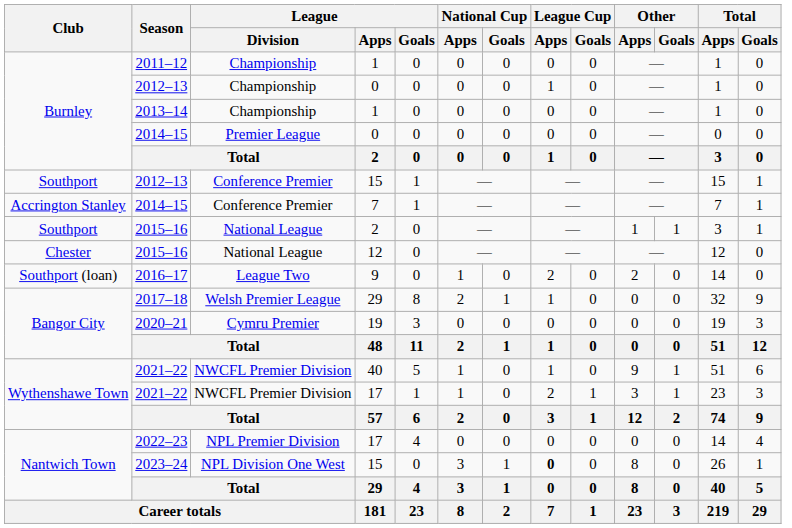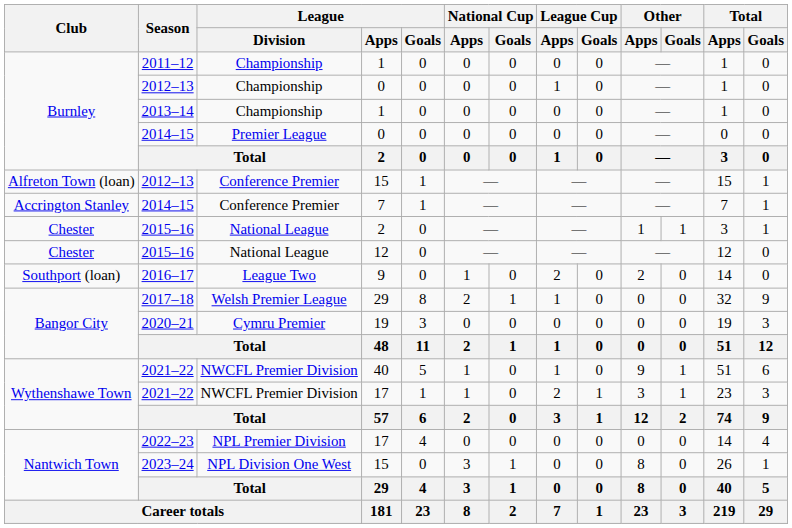(68, 181) Southport -> (71, 181) Alfreton Town (loan)
(68, 228) Southport -> (71, 228) Chester
(551, 464) bold -> (557, 464) normal
